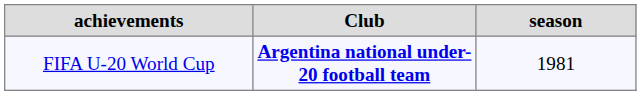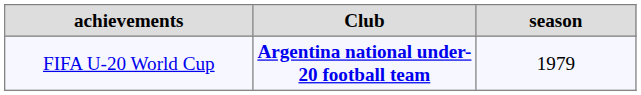(556, 63) 1981 -> (556, 63) 1979
